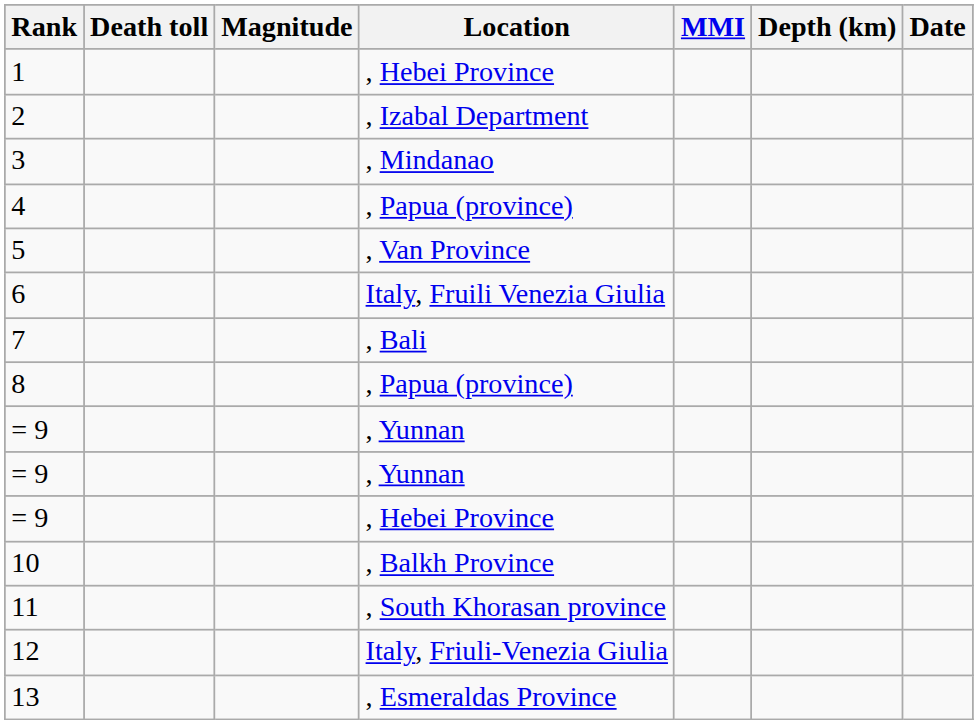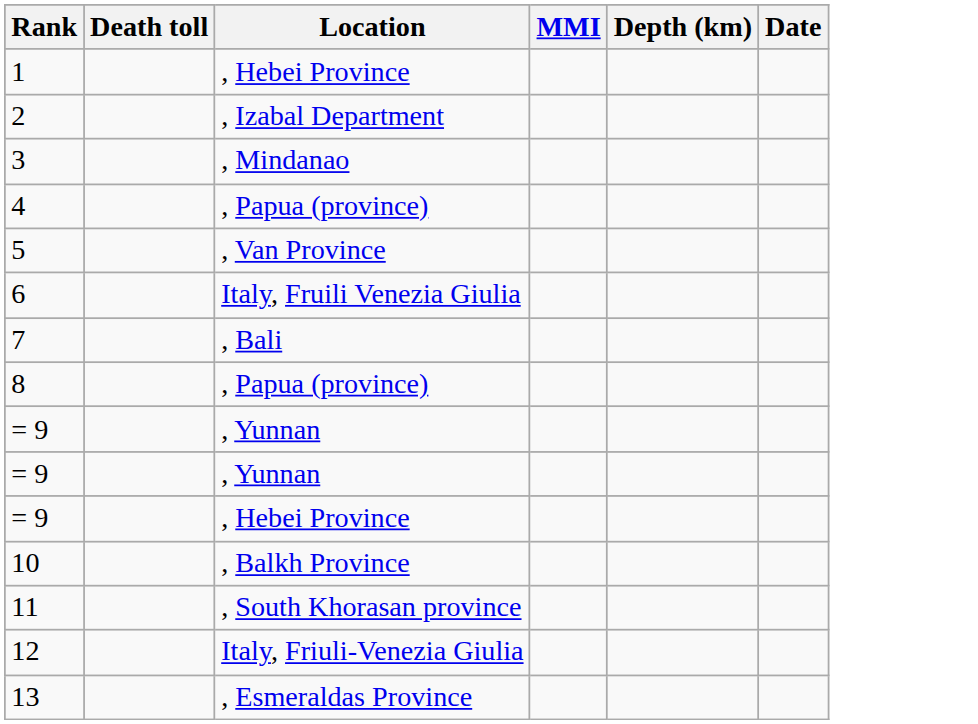- column: (287, 26)
